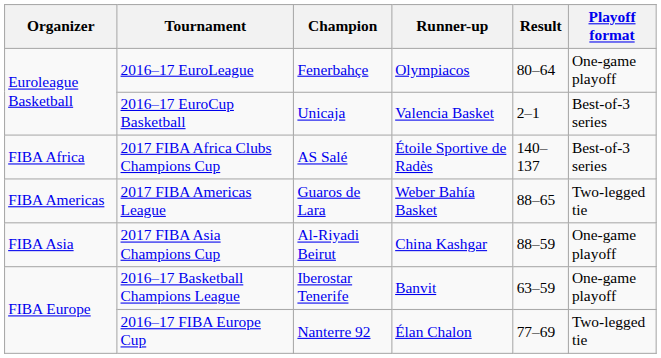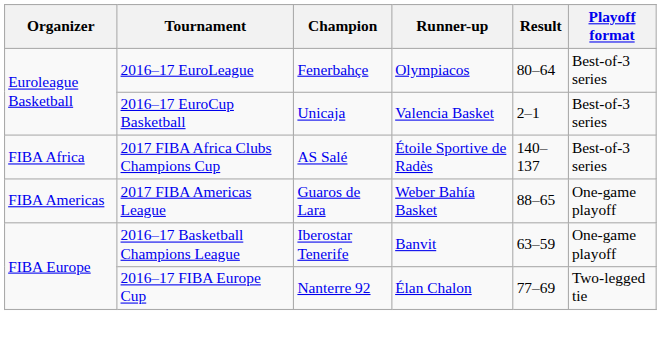(604, 70) One-game playoff -> (601, 70) Best-of-3 series
(609, 201) Two-legged tie -> (604, 201) One-game playoff
- row: (171, 244)
